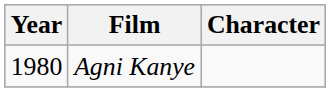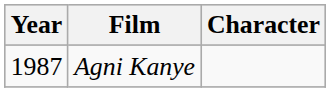(37, 65) 1980 -> (37, 65) 1987
